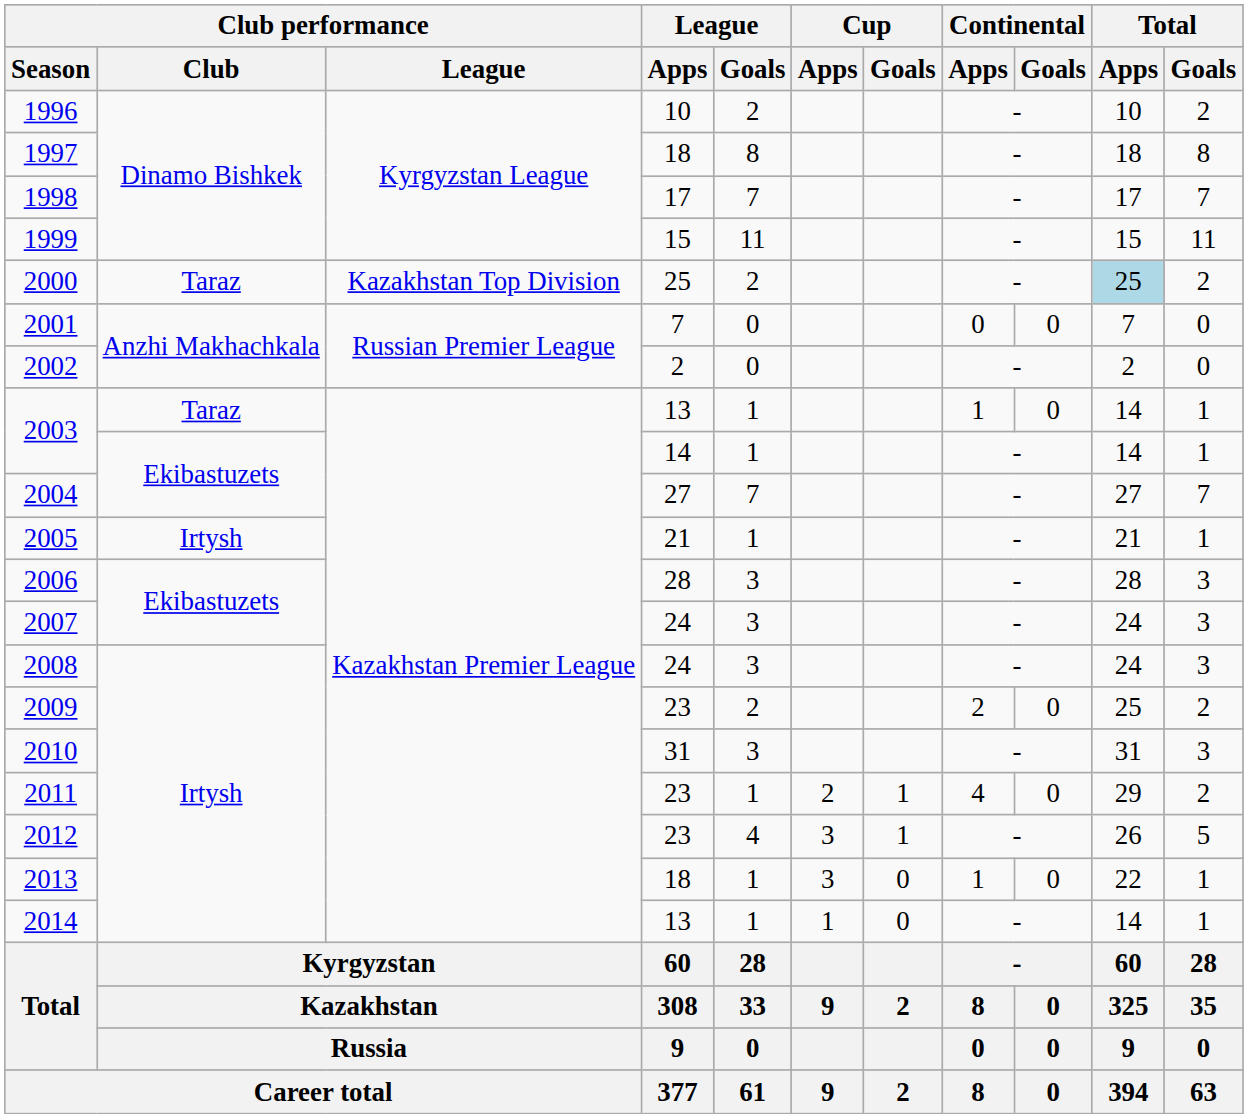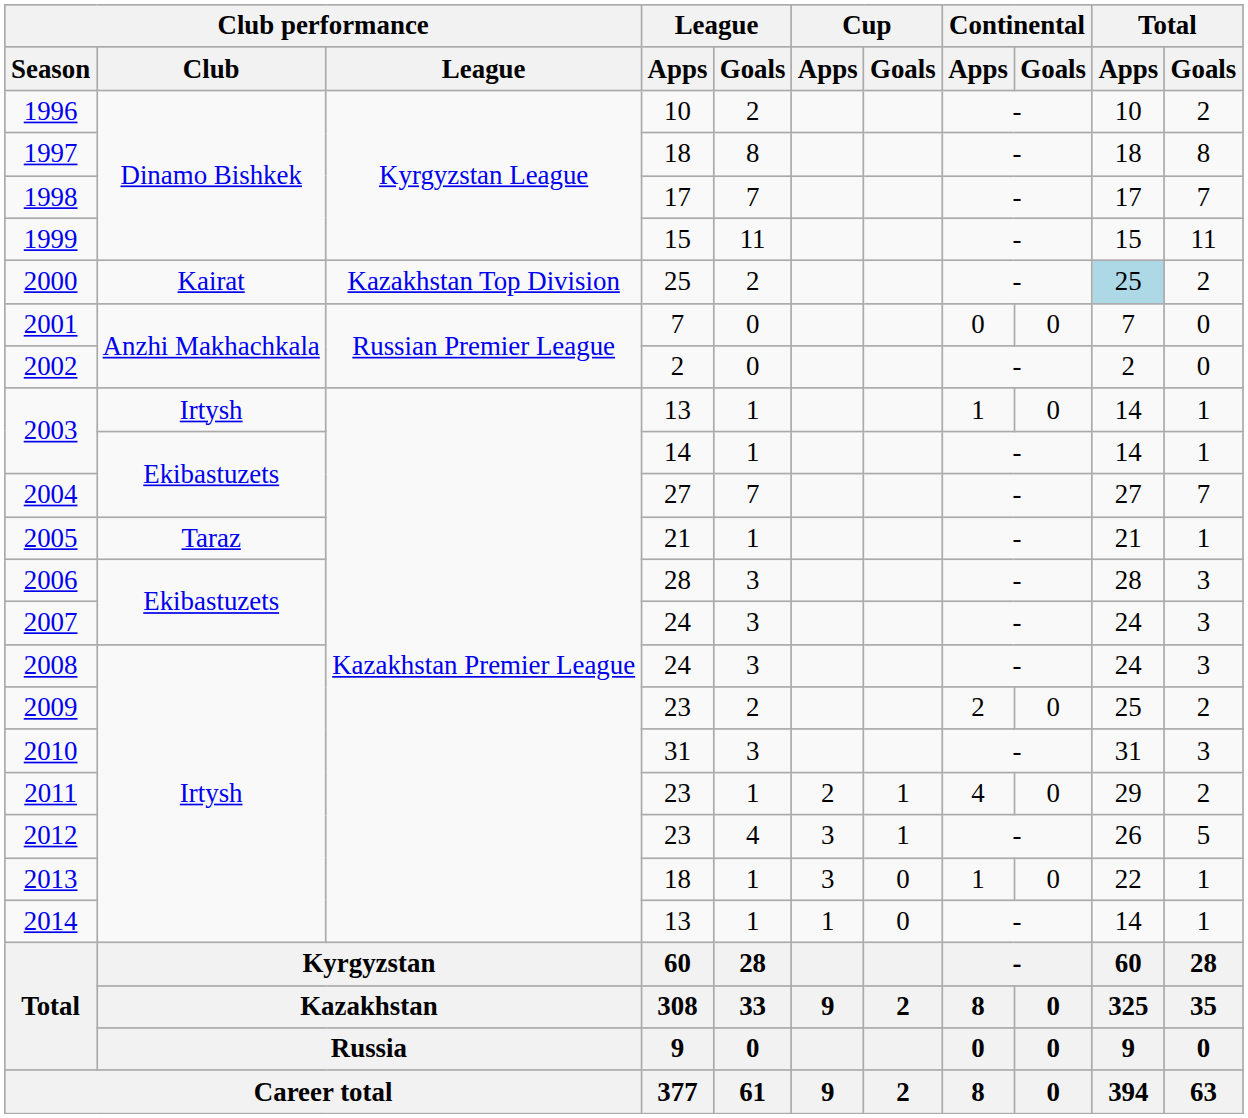(211, 281) Taraz -> (211, 281) Kairat
(211, 409) Taraz -> (211, 409) Irtysh
(211, 537) Irtysh -> (211, 537) Taraz
